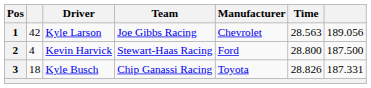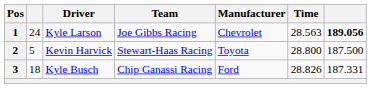(35, 32) 42 -> (35, 32) 24
(345, 32) normal -> (345, 32) bold
(32, 51) 4 -> (32, 51) 5
(228, 51) Ford -> (233, 51) Toyota
(233, 69) Toyota -> (228, 69) Ford
